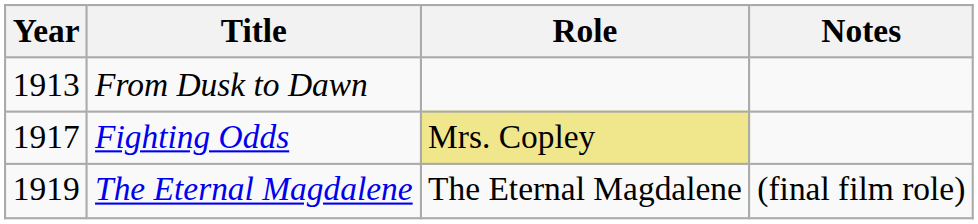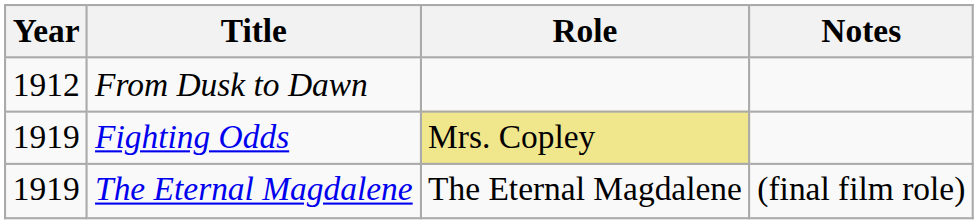(46, 84) 1913 -> (46, 84) 1912
(46, 137) 1917 -> (46, 137) 1919
